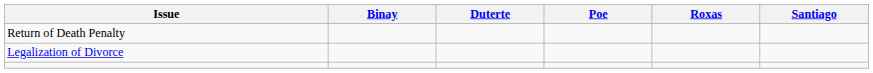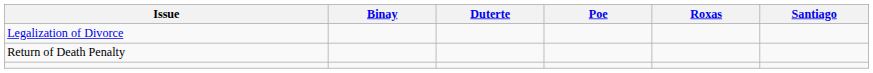rows swapped: (65, 52) <-> (66, 33)
